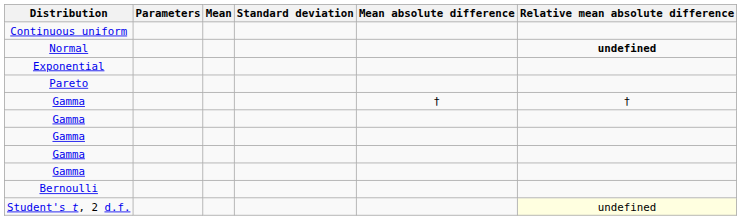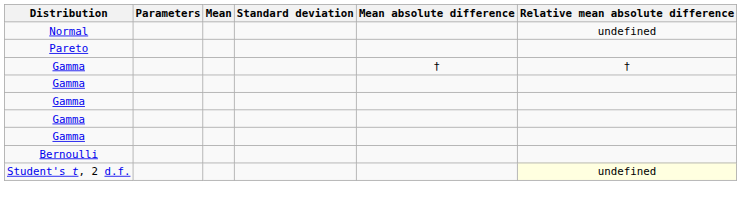- row: (69, 31)
(627, 48) bold -> (627, 31) normal
- row: (69, 66)
